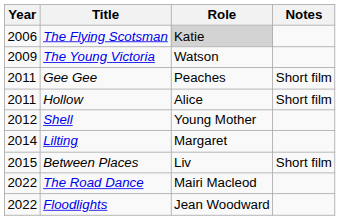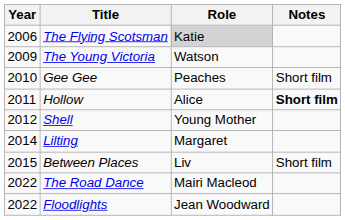(22, 78) 2011 -> (22, 78) 2010
(304, 99) normal -> (307, 99) bold
